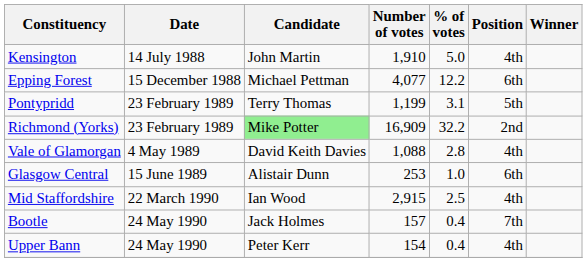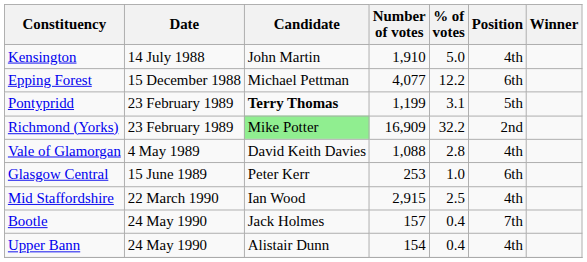(289, 103) normal -> (293, 103) bold
(288, 174) Alistair Dunn -> (279, 174) Peter Kerr
(279, 245) Peter Kerr -> (288, 245) Alistair Dunn
